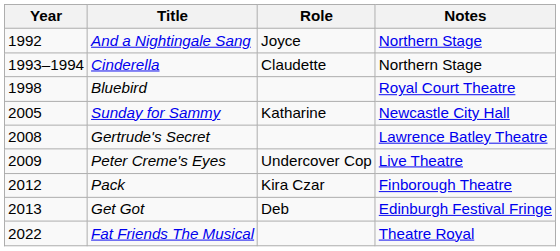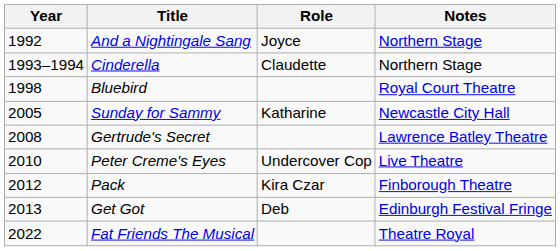(25, 161) 2009 -> (25, 161) 2010
